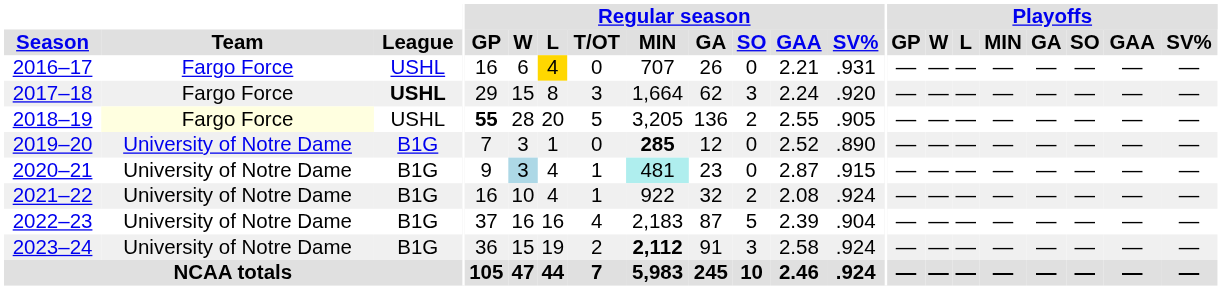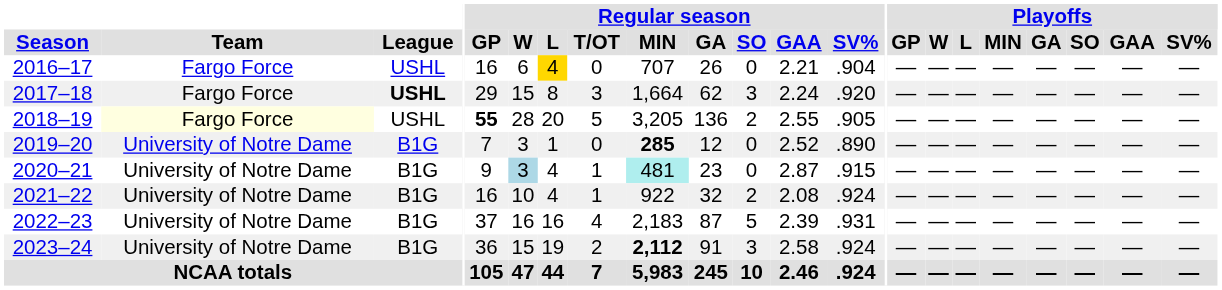(856, 67) .931 -> (856, 67) .904
(856, 221) .904 -> (856, 221) .931
